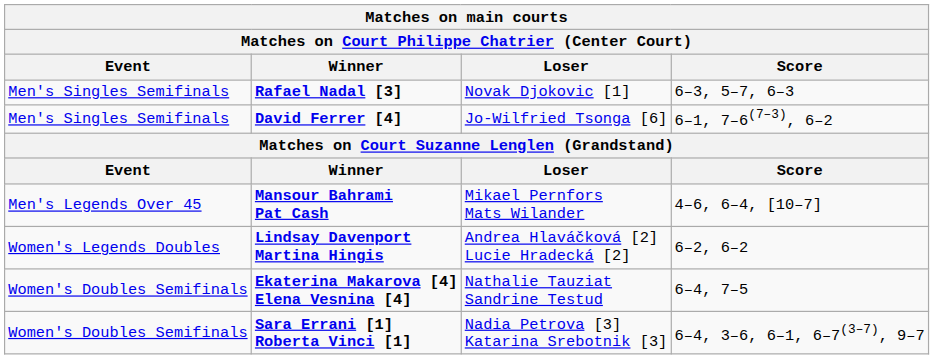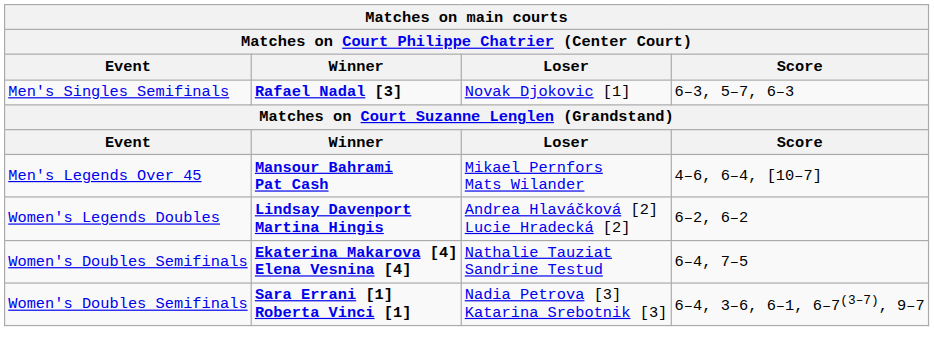- row: (329, 119)
